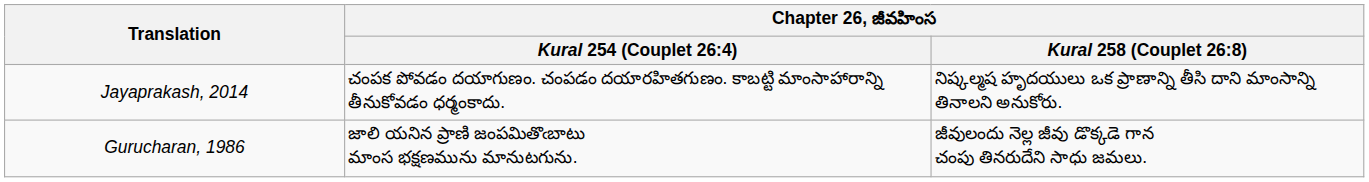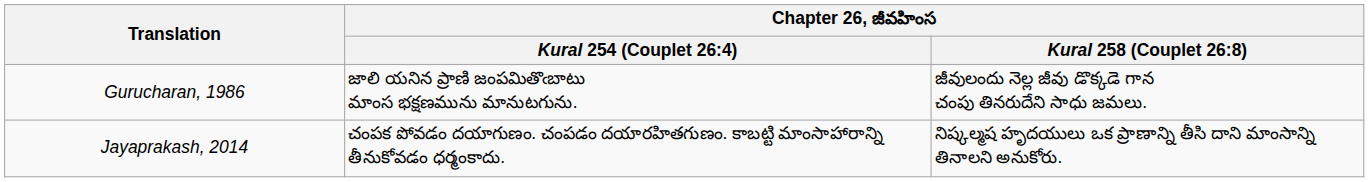rows swapped: (174, 148) <-> (174, 92)
